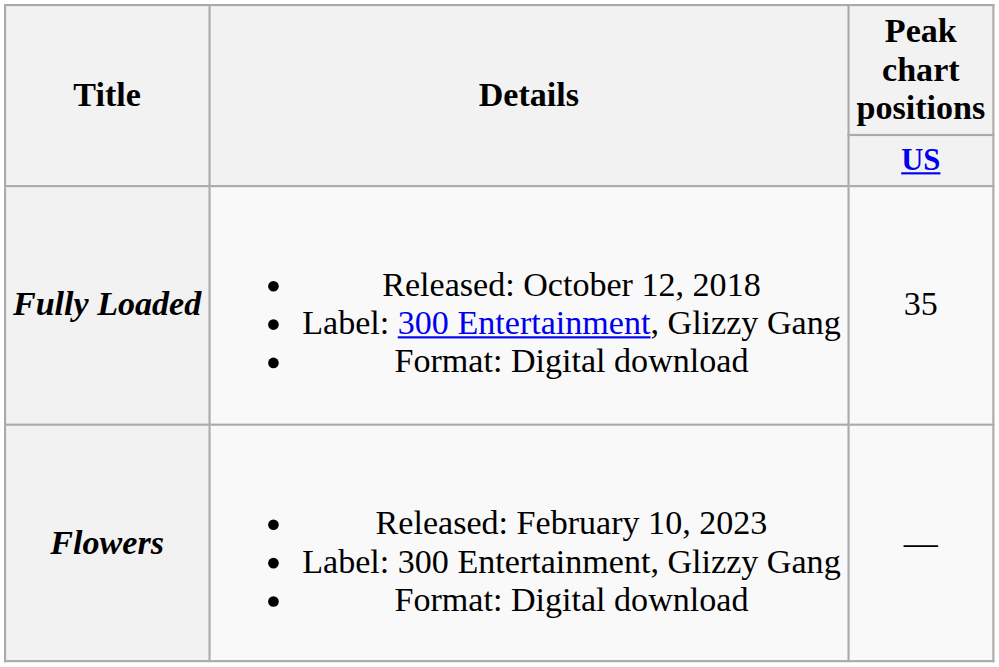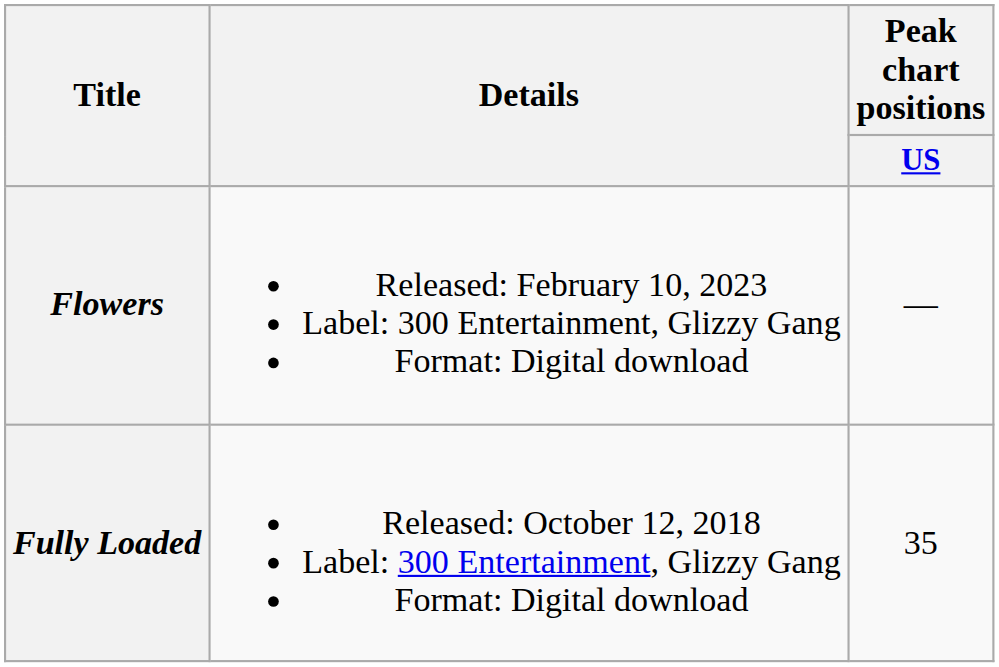rows swapped: (107, 304) <-> (107, 541)
